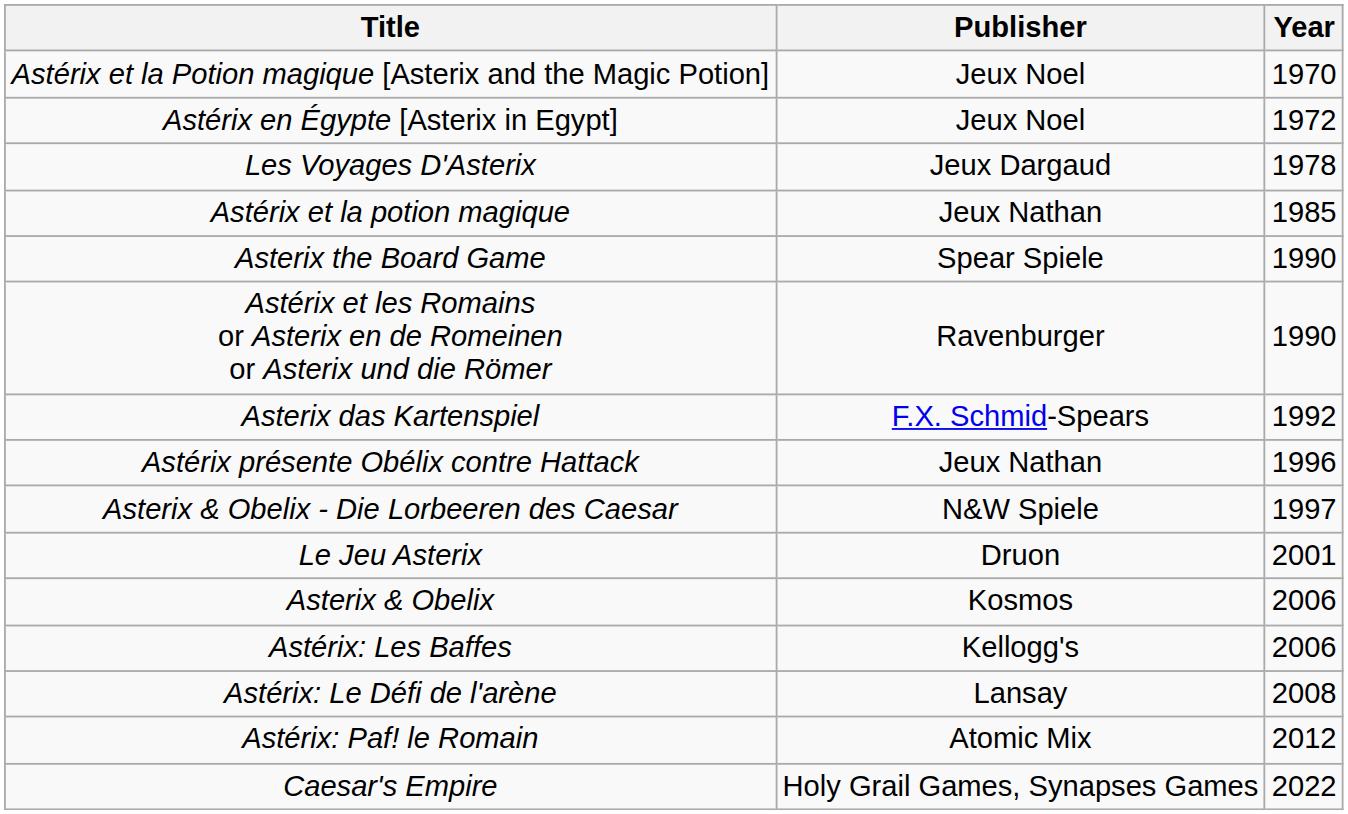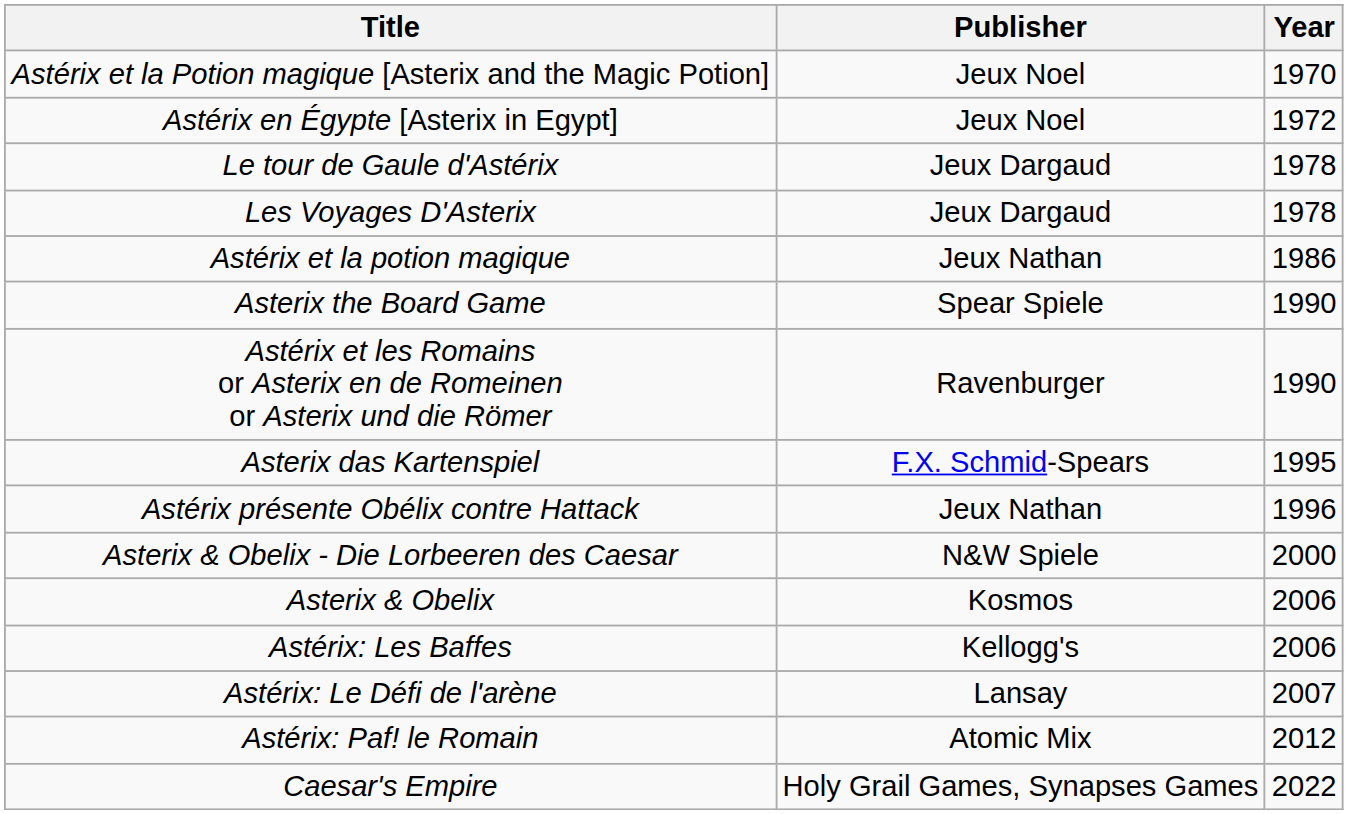+ row: (390, 166)
(1304, 212) 1985 -> (1304, 258) 1986
(1304, 416) 1992 -> (1304, 462) 1995
(1304, 508) 1997 -> (1304, 554) 2000
- row: (390, 554)
(1304, 693) 2008 -> (1304, 693) 2007
